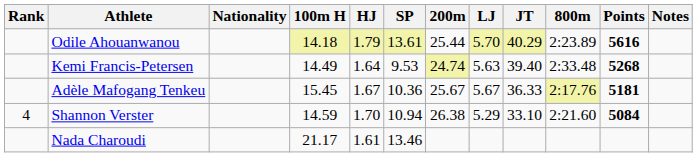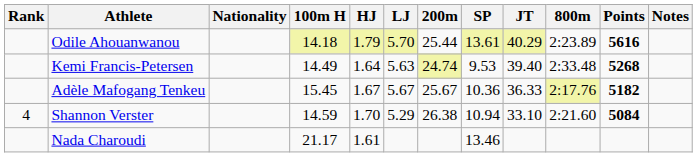columns swapped: (405, 16) <-> (486, 16)
(624, 90) 5181 -> (624, 90) 5182
